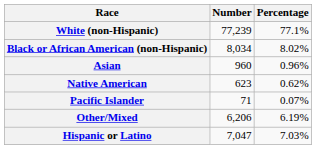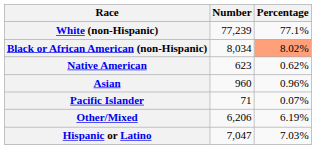(294, 48) no background -> (294, 48) lightsalmon background
rows swapped: (107, 83) <-> (107, 65)
